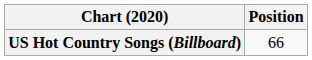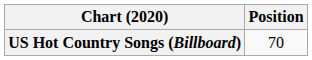(276, 42) 66 -> (276, 42) 70
